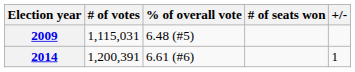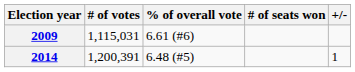(170, 35) 6.48 (#5) -> (170, 35) 6.61 (#6)
(170, 56) 6.61 (#6) -> (170, 56) 6.48 (#5)
